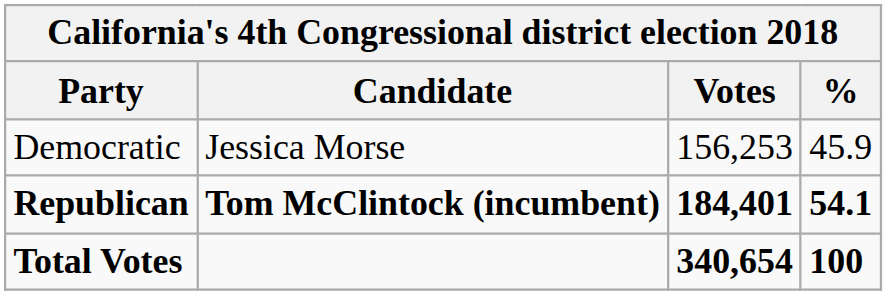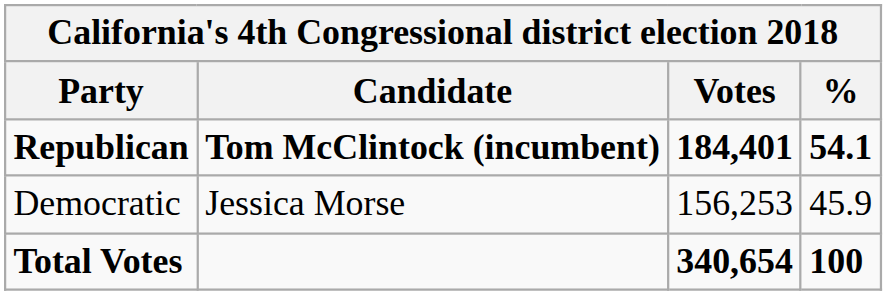rows swapped: (101, 203) <-> (97, 146)
